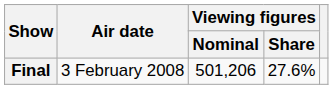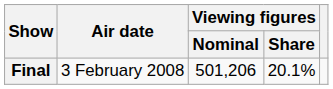(292, 71) 27.6% -> (292, 71) 20.1%
